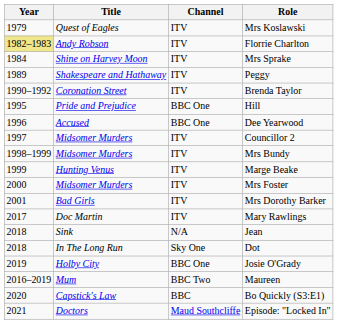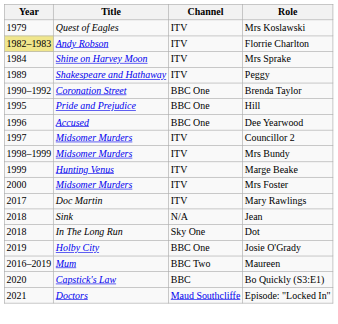(179, 91) ITV -> (190, 91) BBC One
- row: (285, 201)
